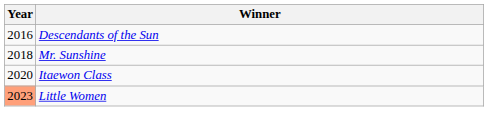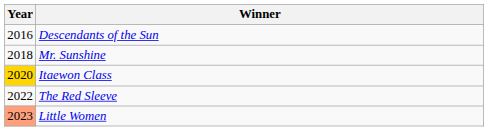(20, 75) no background -> (20, 75) gold background
+ row: (78, 95)
